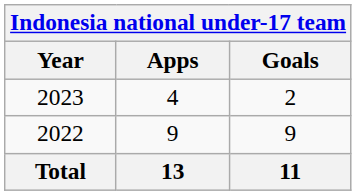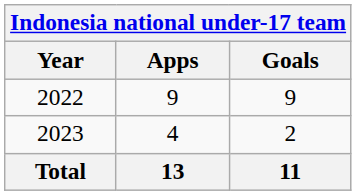rows swapped: (60, 134) <-> (60, 97)
